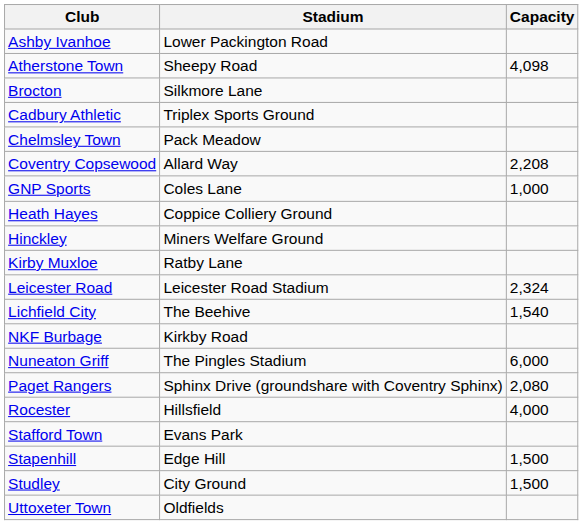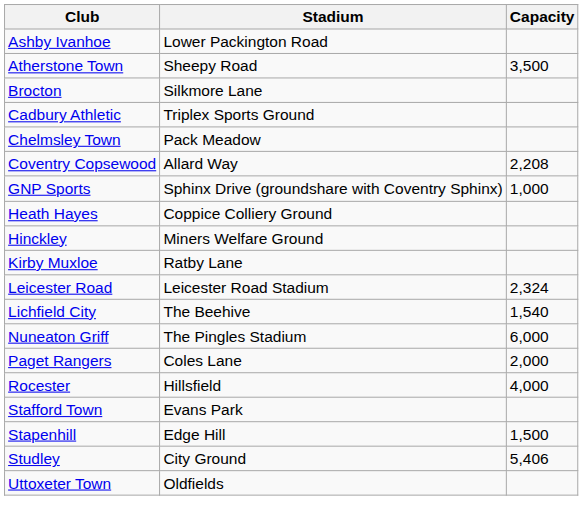(529, 66) 4,098 -> (529, 66) 3,500
(203, 189) Coles Lane -> (333, 189) Sphinx Drive (groundshare with Coventry Sphinx)
- row: (55, 336)
(333, 385) Sphinx Drive (groundshare with Coventry Sphinx) -> (203, 361) Coles Lane
(529, 385) 2,080 -> (529, 361) 2,000
(529, 483) 1,500 -> (529, 459) 5,406
